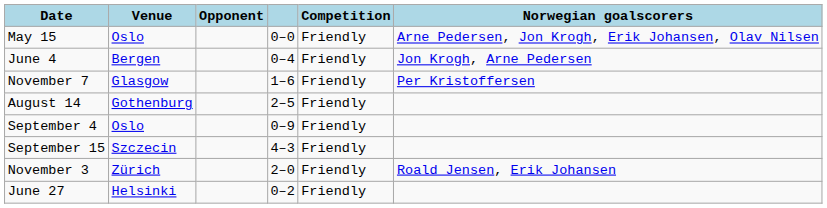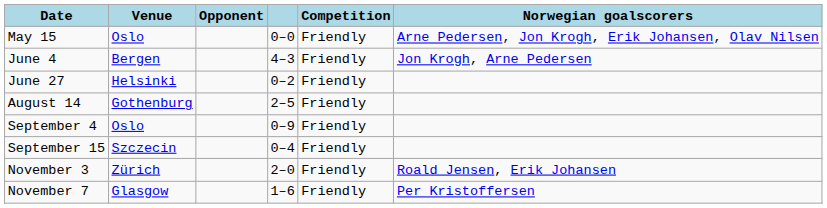(283, 60) 0–4 -> (283, 60) 4–3
rows swapped: (36, 192) <-> (48, 82)
(283, 148) 4–3 -> (283, 148) 0–4
